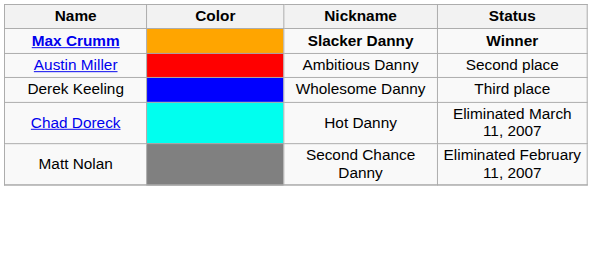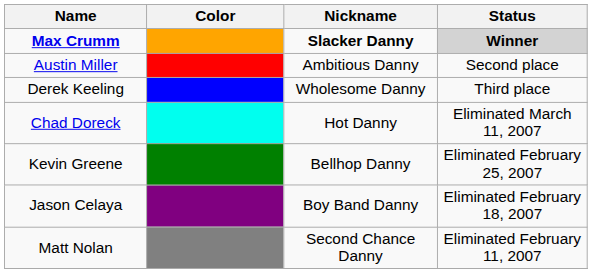(512, 41) no background -> (512, 41) lightgrey background
+ row: (76, 164)
+ row: (76, 206)
